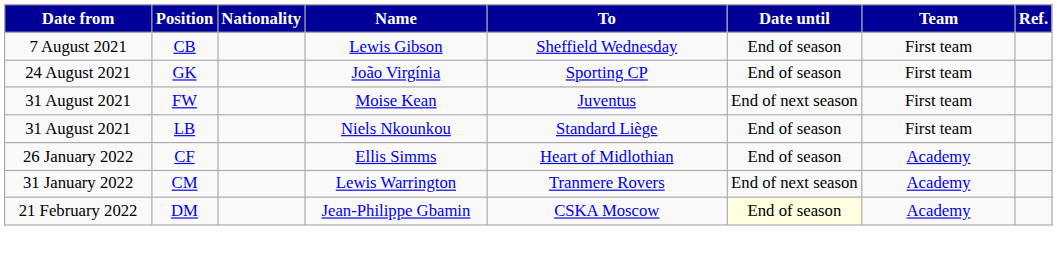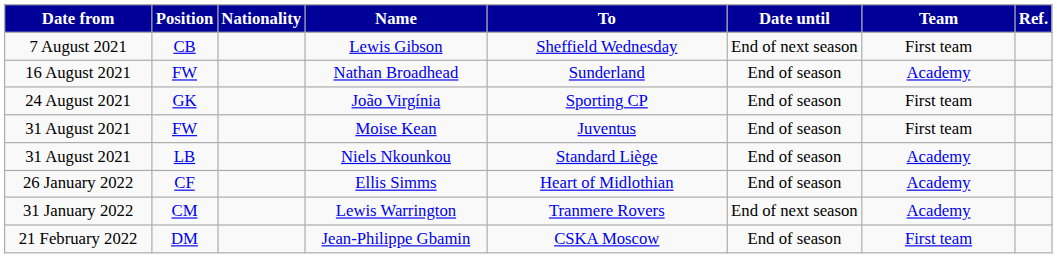(794, 46) End of season -> (794, 46) End of next season
+ row: (396, 73)
(794, 101) End of next season -> (794, 128) End of season
(939, 128) First team -> (939, 156) Academy
(794, 211) lightyellow background -> (794, 239) no background
(939, 211) Academy -> (939, 239) First team
